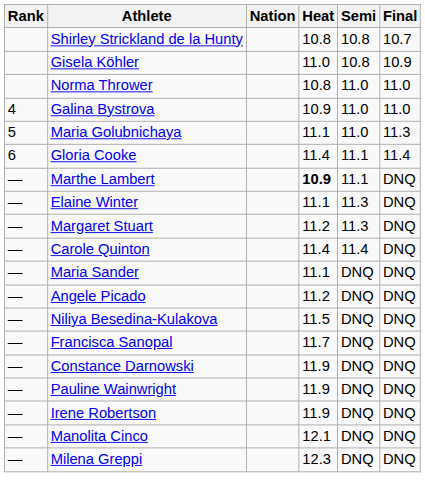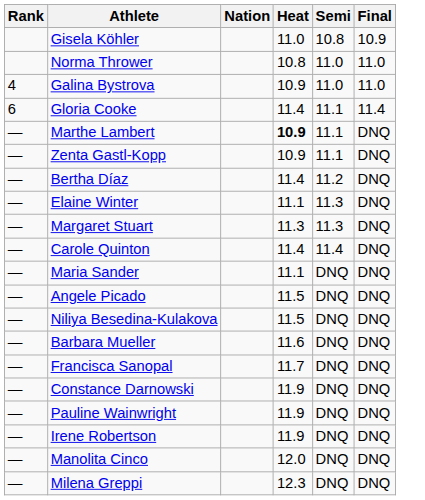- row: (147, 39)
- row: (116, 132)
+ row: (108, 156)
+ row: (89, 179)
(316, 226) 11.2 -> (291, 226) 11.3
(316, 296) 11.2 -> (291, 296) 11.5
+ row: (103, 343)
(317, 436) 12.1 -> (291, 459) 12.0
